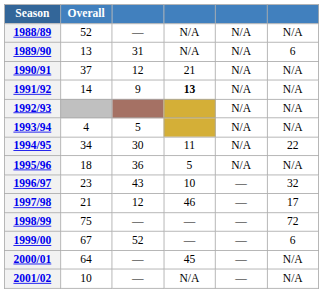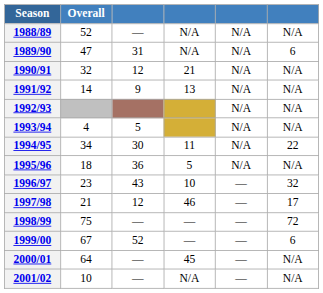(86, 51) 13 -> (86, 51) 47
(86, 70) 37 -> (86, 70) 32
(189, 89) bold -> (189, 89) normal
